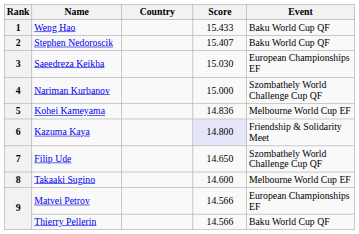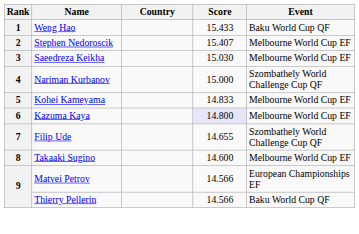(289, 43) Baku World Cup QF -> (300, 43) Melbourne World Cup EF
(299, 64) European Championships EF -> (300, 58) Melbourne World Cup EF
(220, 111) 14.836 -> (220, 100) 14.833
(295, 132) Friendship & Solidarity Meet -> (300, 116) Melbourne World Cup EF
(220, 159) 14.650 -> (220, 137) 14.655
